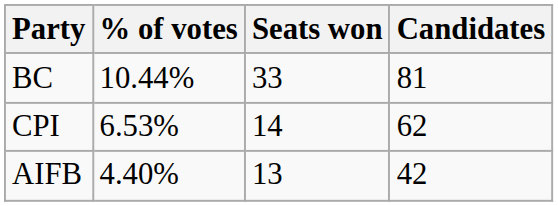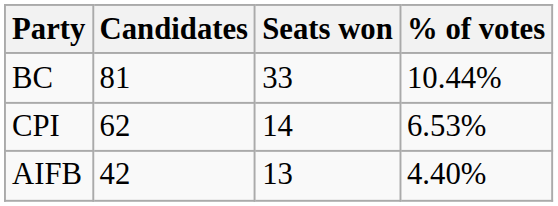columns swapped: (471, 28) <-> (169, 28)
